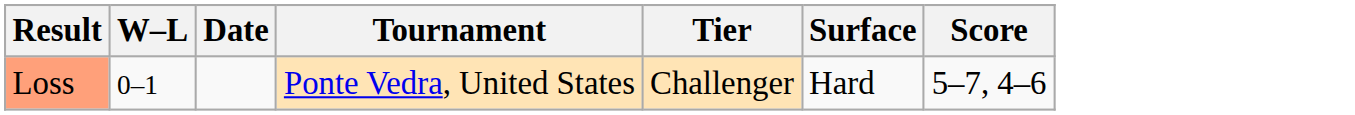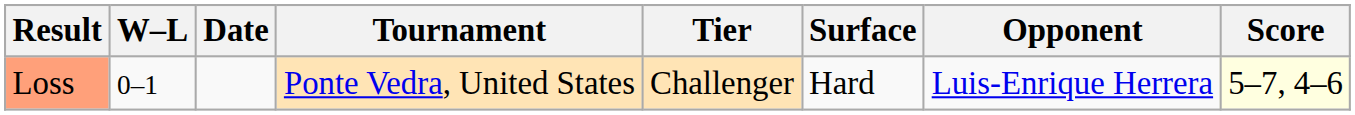+ column: (1072, 30)
(989, 82) no background -> (1286, 82) lightyellow background
